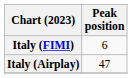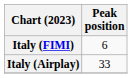(105, 63) 47 -> (105, 63) 33
